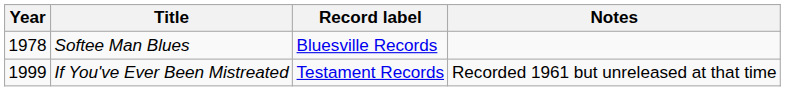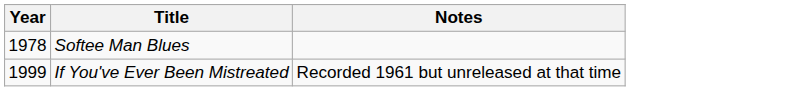- column: (370, 18)
